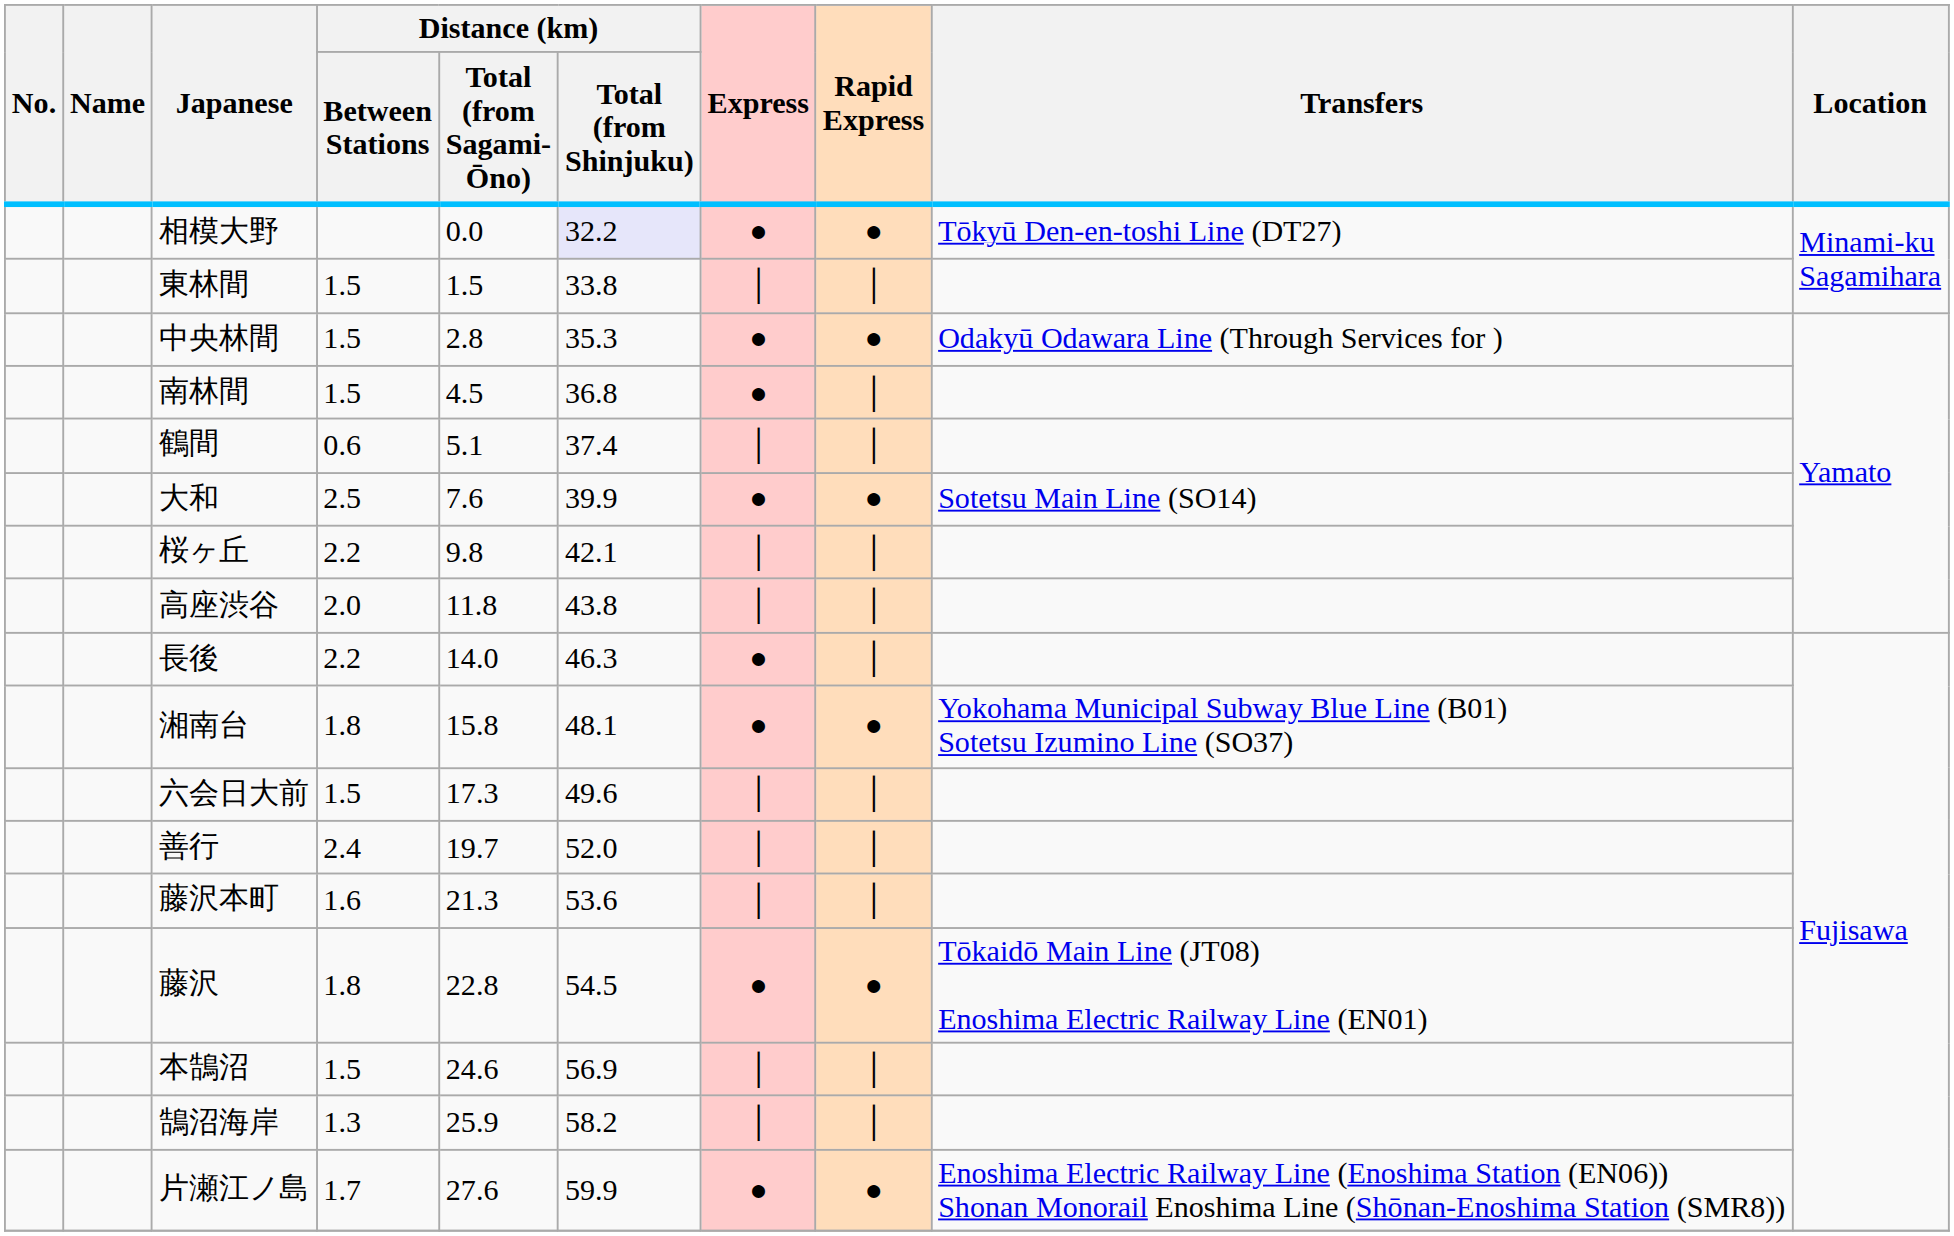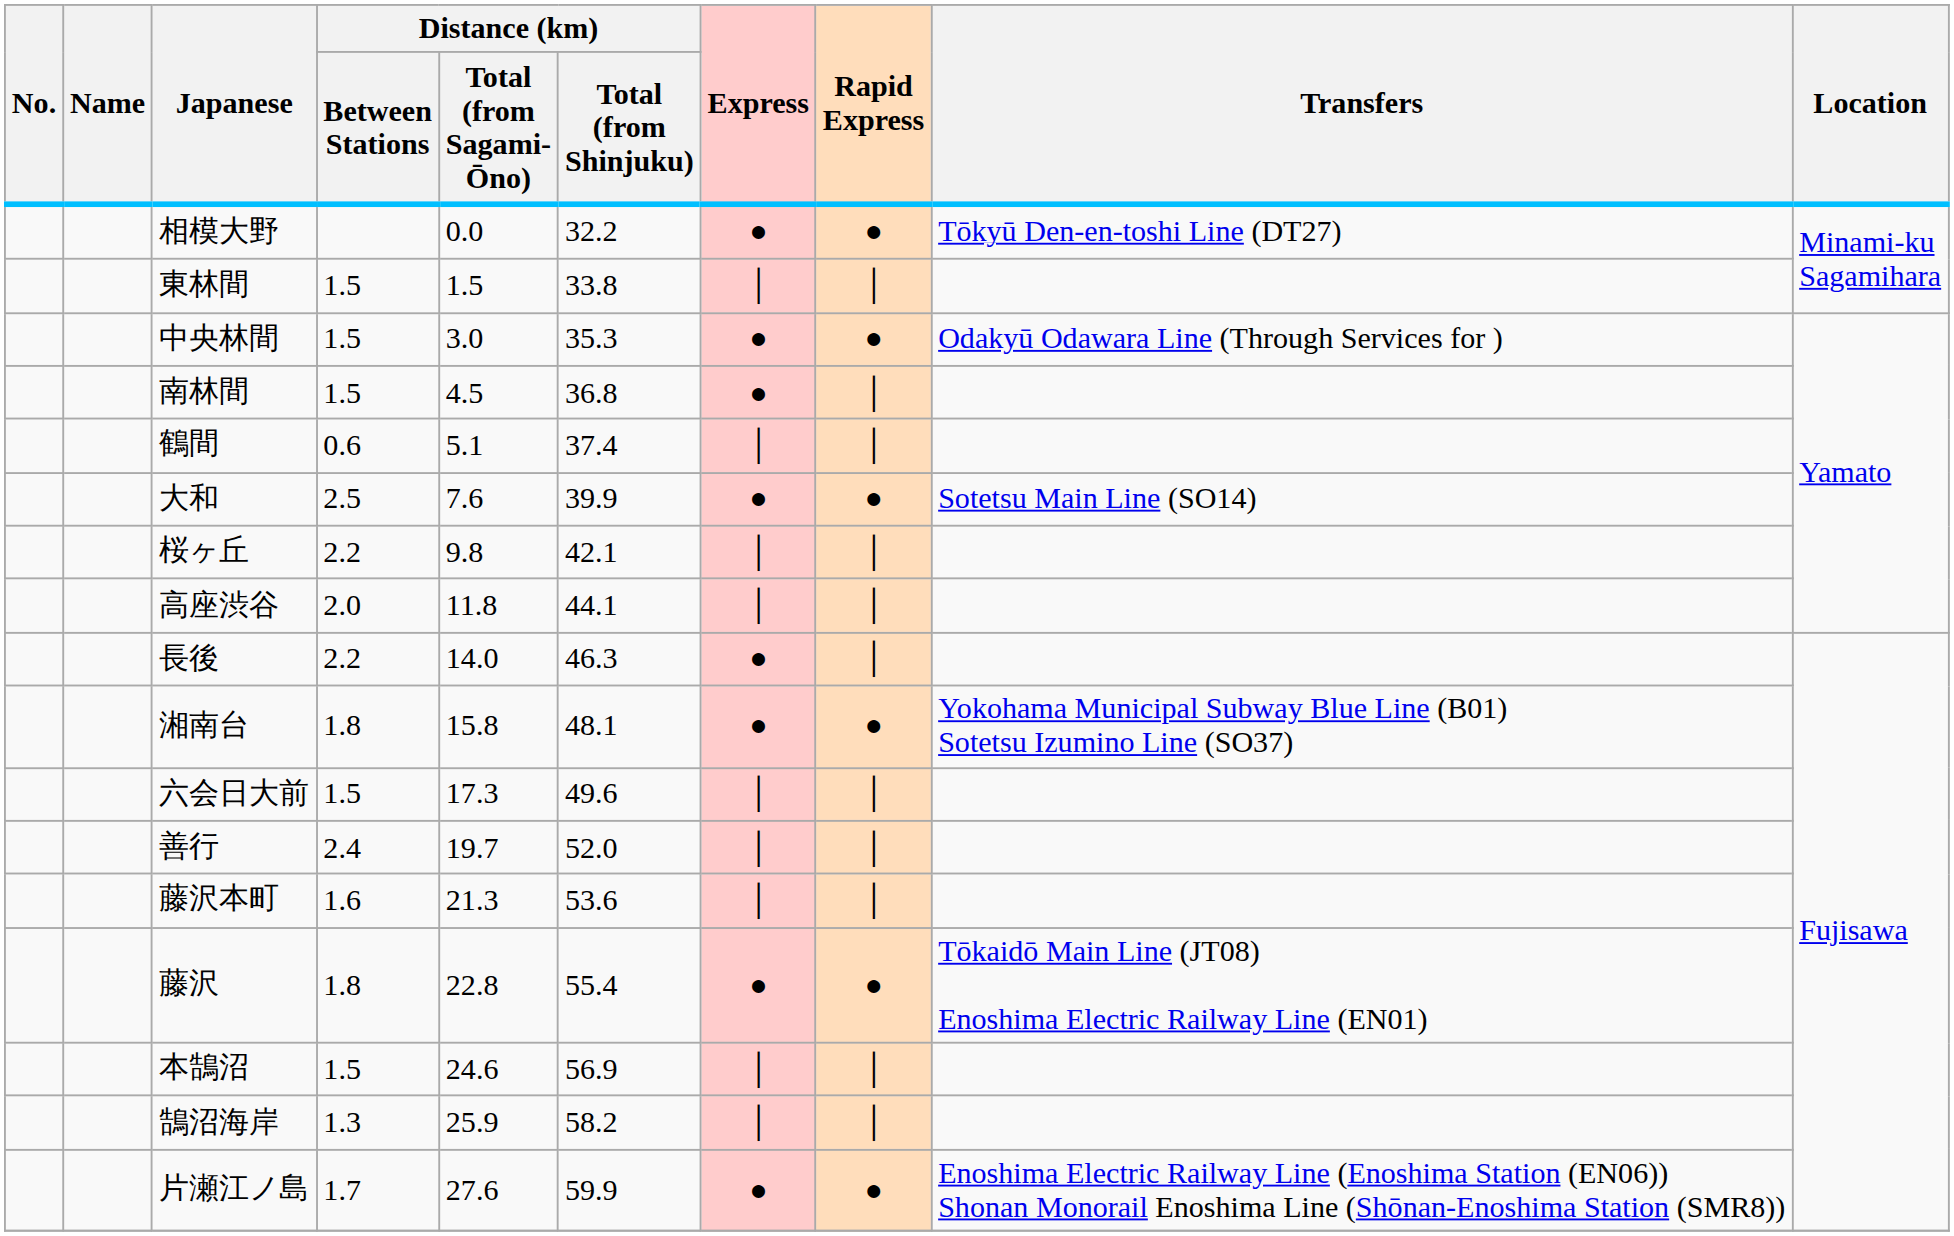(591, 231) lavender background -> (591, 231) no background
(465, 338) 2.8 -> (465, 338) 3.0
(591, 605) 43.8 -> (591, 605) 44.1
(591, 984) 54.5 -> (591, 984) 55.4
